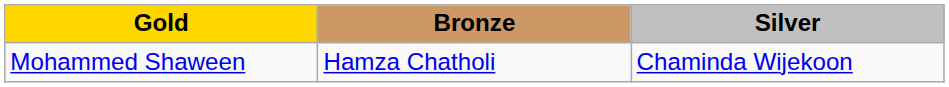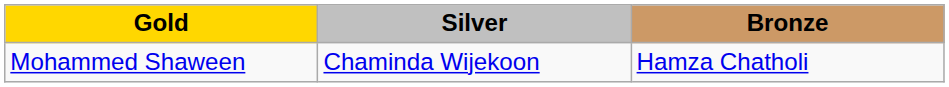columns swapped: (788, 23) <-> (474, 23)
